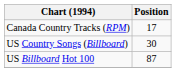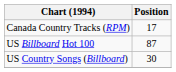rows swapped: (50, 59) <-> (67, 43)
